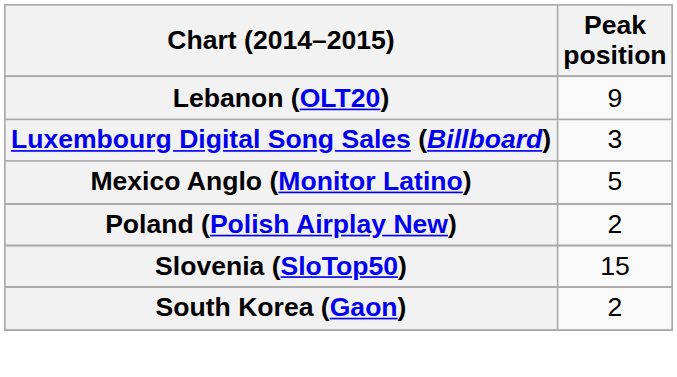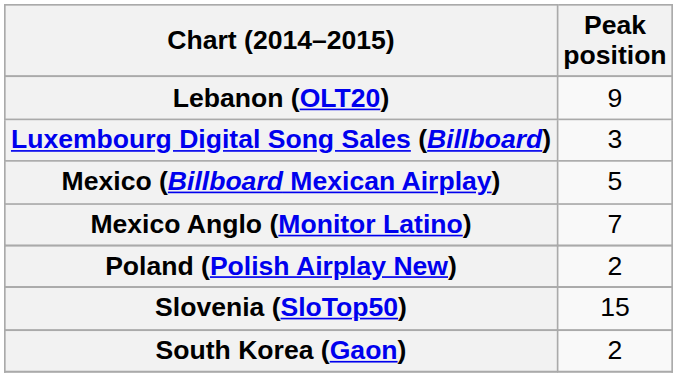+ row: (281, 181)
(615, 181) 5 -> (615, 223) 7
